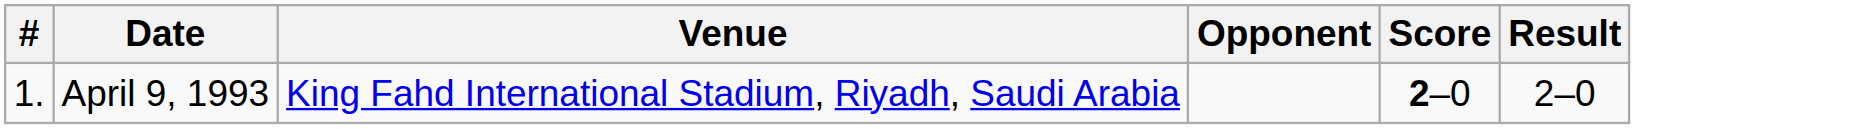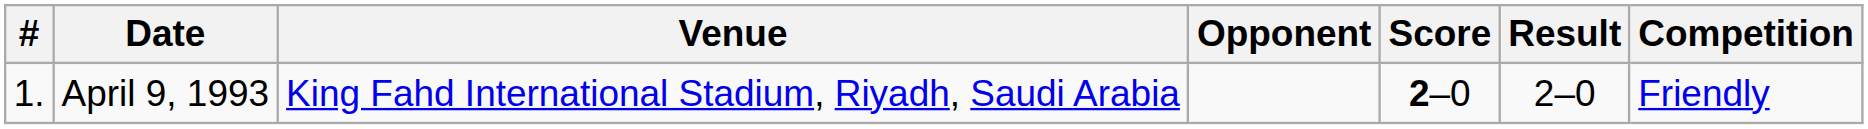+ column: (1746, 33)
